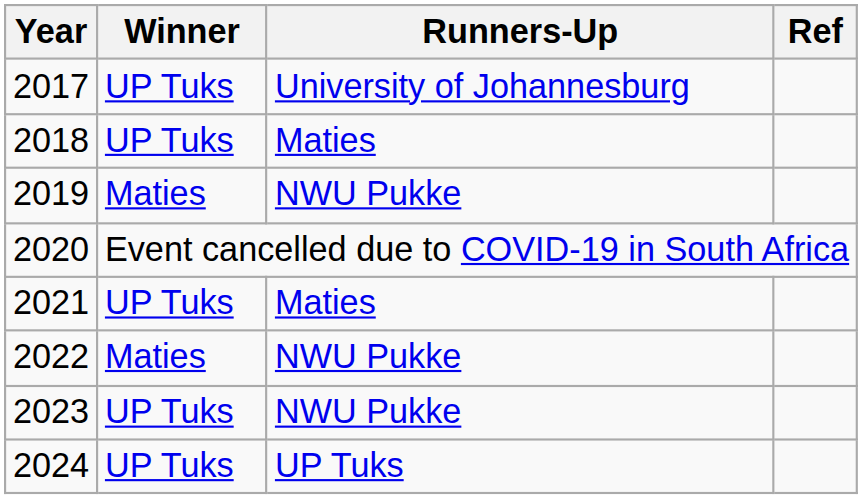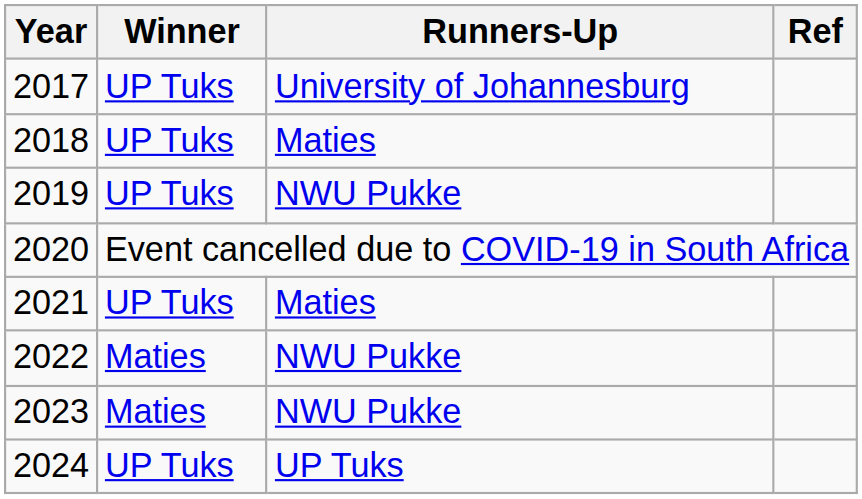(155, 194) Maties -> (169, 194) UP Tuks
(169, 411) UP Tuks -> (155, 411) Maties
